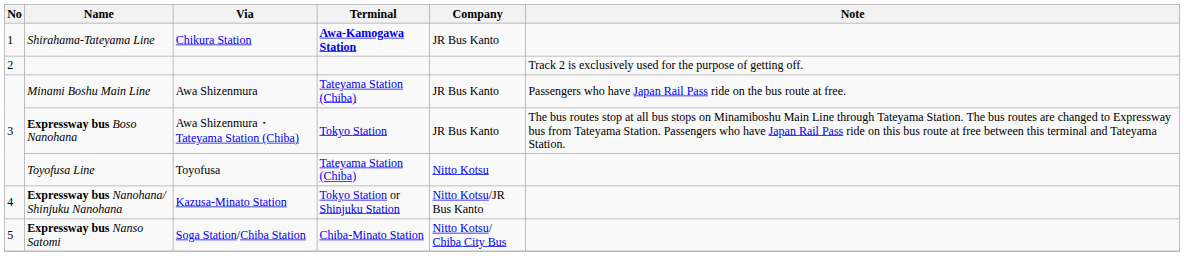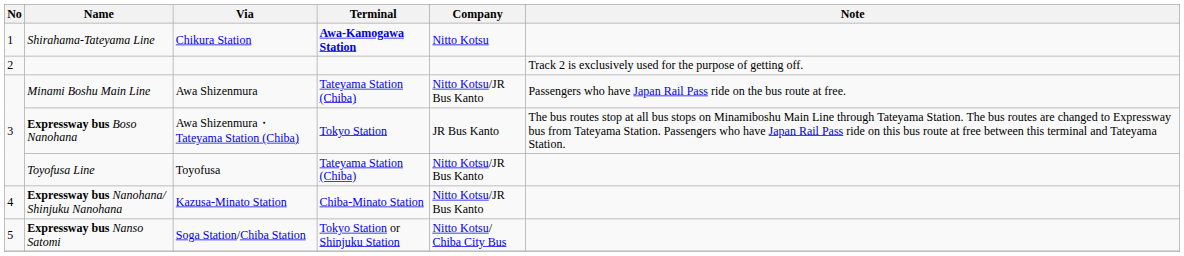(466, 39) JR Bus Kanto -> (461, 39) Nitto Kotsu
(466, 91) JR Bus Kanto -> (469, 91) Nitto Kotsu/JR Bus Kanto
(461, 169) Nitto Kotsu -> (469, 169) Nitto Kotsu/JR Bus Kanto
(360, 202) Tokyo Station or Shinjuku Station -> (372, 202) Chiba-Minato Station
(372, 234) Chiba-Minato Station -> (360, 234) Tokyo Station or Shinjuku Station
